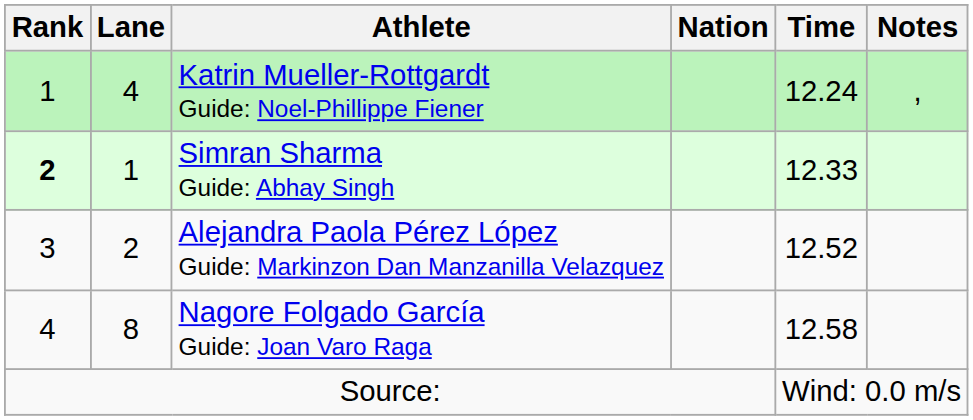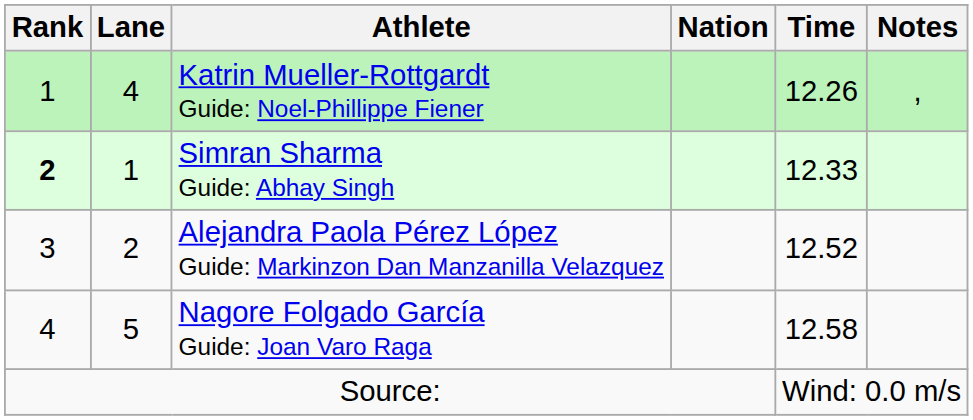(821, 90) 12.24 -> (821, 90) 12.26
(131, 328) 8 -> (131, 328) 5
